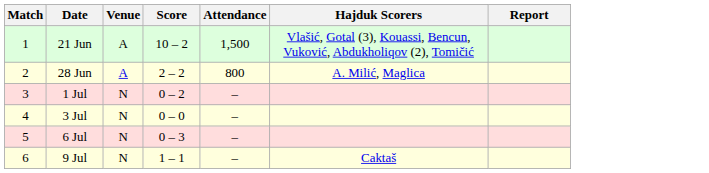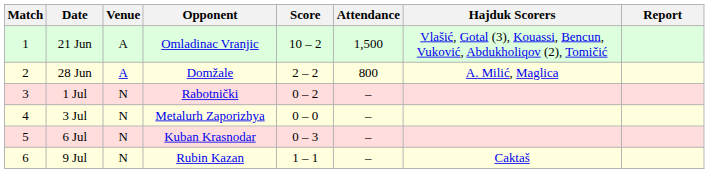+ column: (210, 15)
